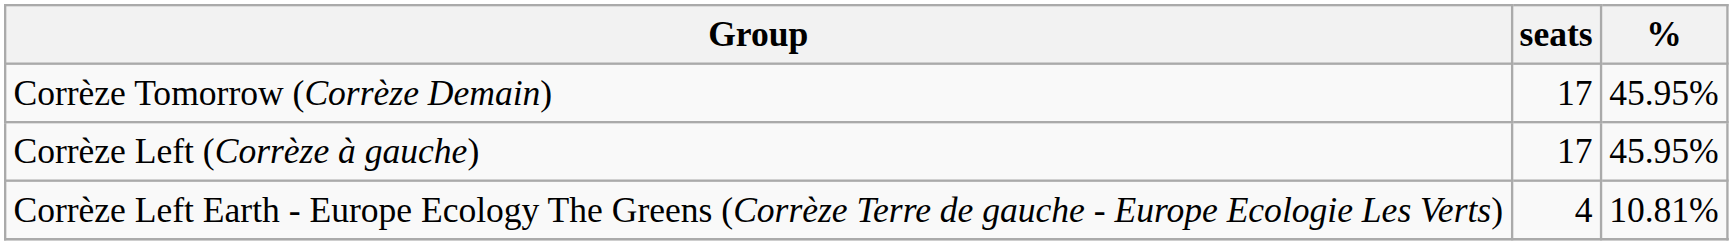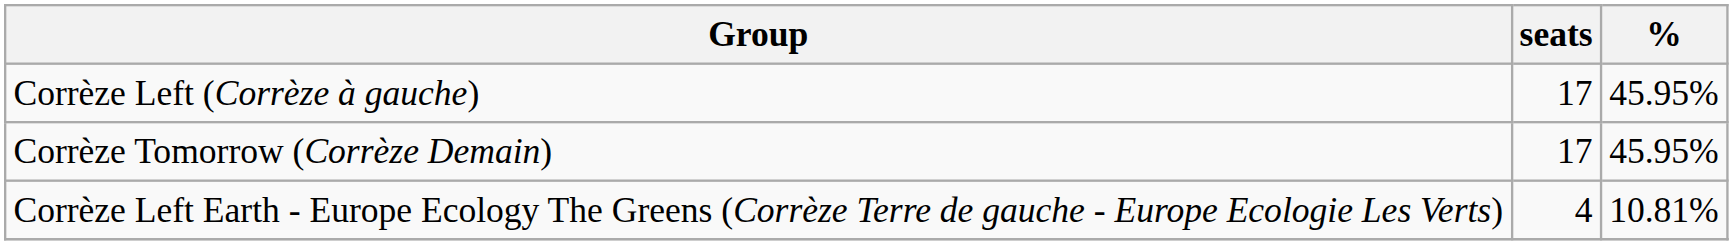rows swapped: (283, 92) <-> (246, 151)
